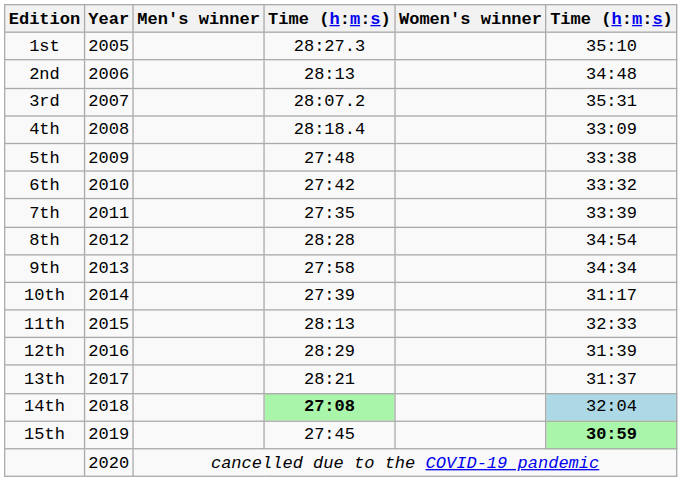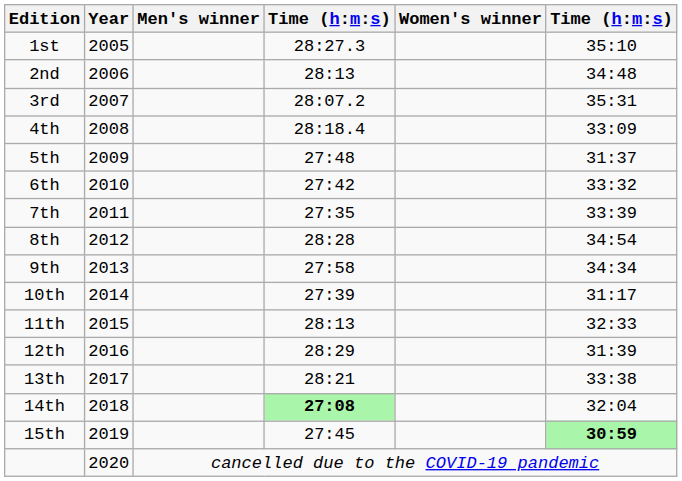(611, 157) 33:38 -> (611, 157) 31:37
(611, 379) 31:37 -> (611, 379) 33:38
(611, 407) lightblue background -> (611, 407) no background
